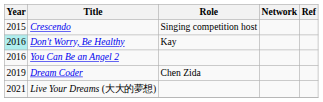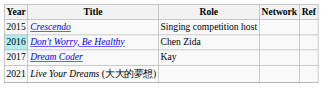(169, 42) Kay -> (181, 42) Chen Zida
- row: (75, 57)
(16, 73) 2019 -> (16, 57) 2017
(181, 73) Chen Zida -> (169, 57) Kay
